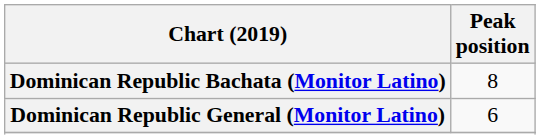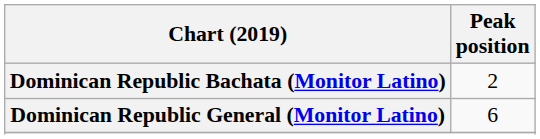(493, 80) 8 -> (493, 80) 2
